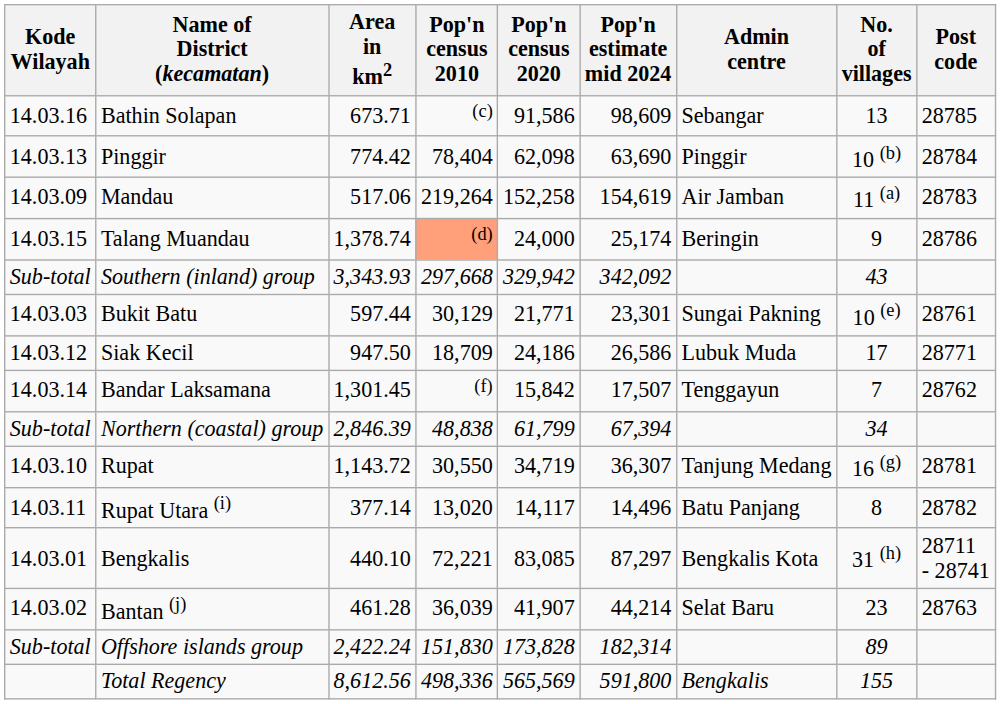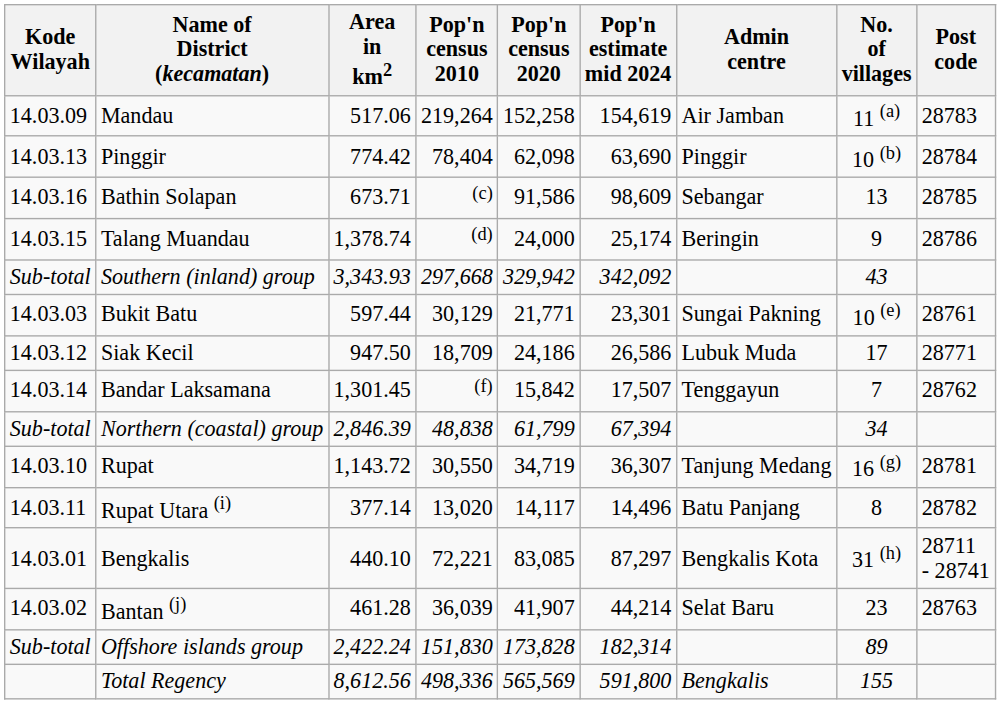rows swapped: (137, 197) <-> (169, 115)
(482, 234) lightsalmon background -> (482, 234) no background
